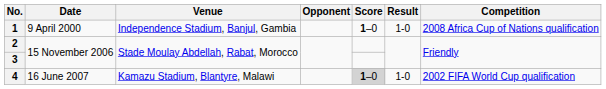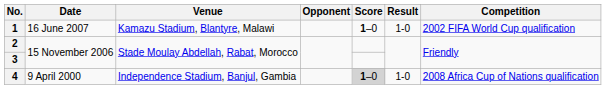(54, 28) 9 April 2000 -> (58, 28) 16 June 2007
(207, 28) Independence Stadium, Banjul, Gambia -> (196, 28) Kamazu Stadium, Blantyre, Malawi
(511, 28) 2008 Africa Cup of Nations qualification -> (499, 28) 2002 FIFA World Cup qualification
(58, 76) 16 June 2007 -> (54, 76) 9 April 2000
(196, 76) Kamazu Stadium, Blantyre, Malawi -> (207, 76) Independence Stadium, Banjul, Gambia
(499, 76) 2002 FIFA World Cup qualification -> (511, 76) 2008 Africa Cup of Nations qualification
